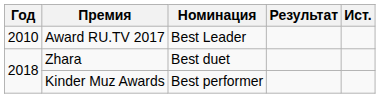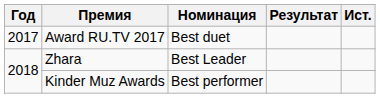(23, 37) 2010 -> (23, 37) 2017
(209, 37) Best Leader -> (201, 37) Best duet
(201, 59) Best duet -> (209, 59) Best Leader
